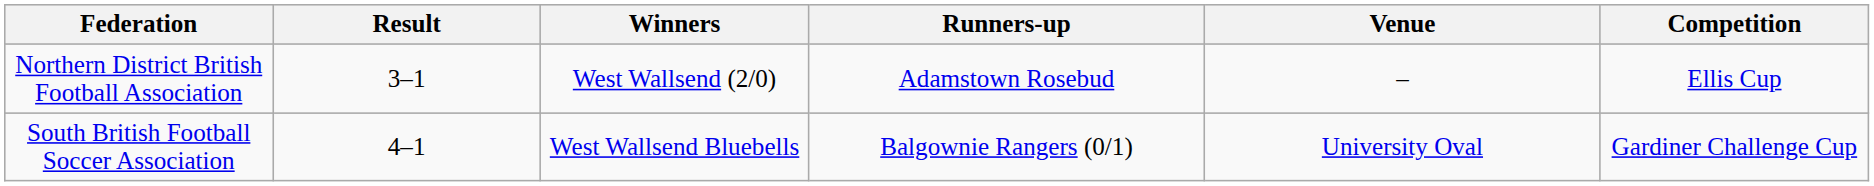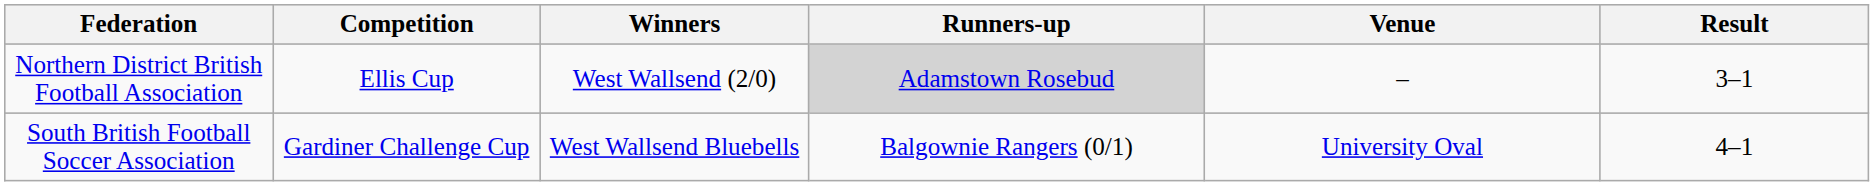columns swapped: (1734, 24) <-> (407, 24)
(1006, 78) no background -> (1006, 78) lightgrey background
